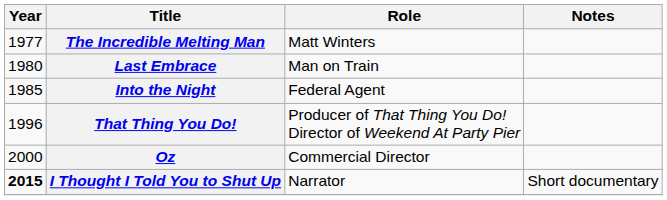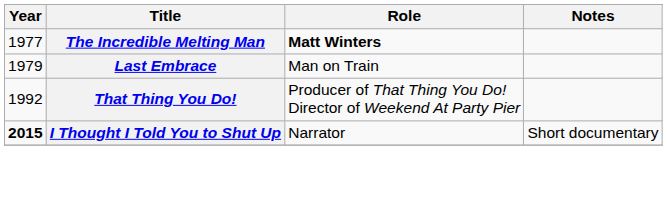(332, 41) normal -> (335, 41) bold
(25, 66) 1980 -> (25, 66) 1979
- row: (165, 90)
(25, 123) 1996 -> (25, 99) 1992
- row: (165, 157)
